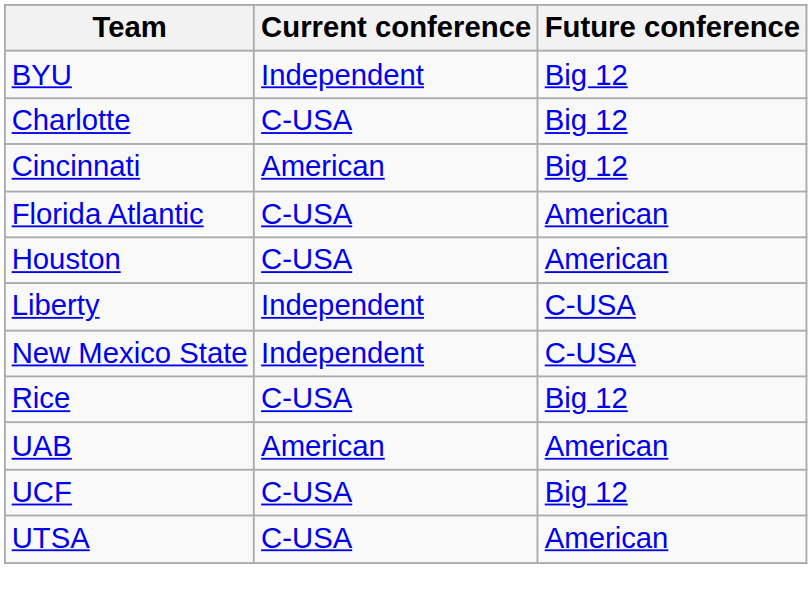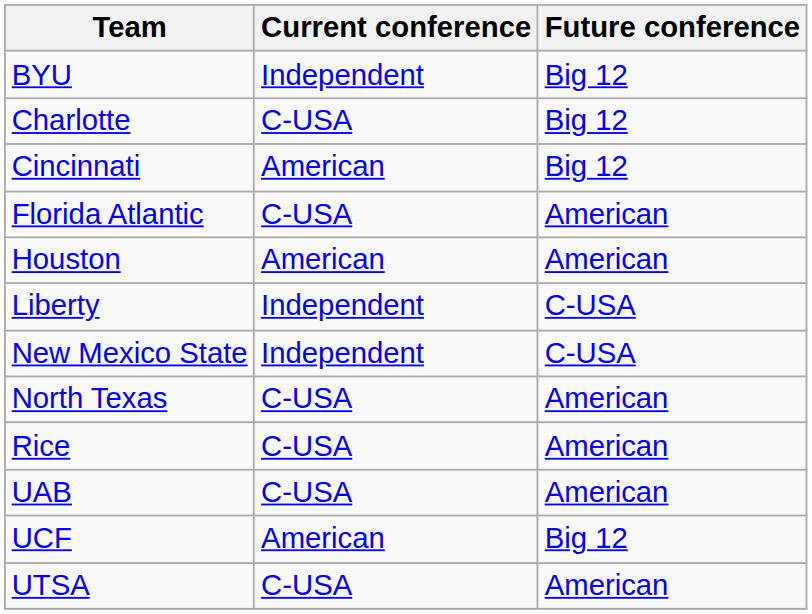(307, 259) C-USA -> (323, 259) American
+ row: (90, 399)
(586, 399) Big 12 -> (607, 445) American
(323, 445) American -> (307, 492) C-USA
(307, 492) C-USA -> (323, 538) American
